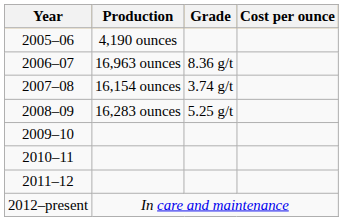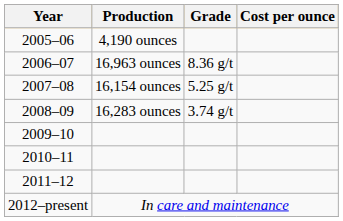(210, 87) 3.74 g/t -> (210, 87) 5.25 g/t
(210, 110) 5.25 g/t -> (210, 110) 3.74 g/t
